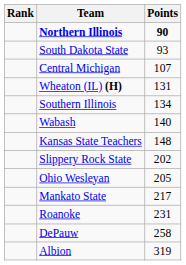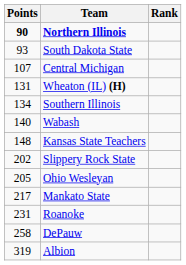columns swapped: (20, 13) <-> (163, 13)
